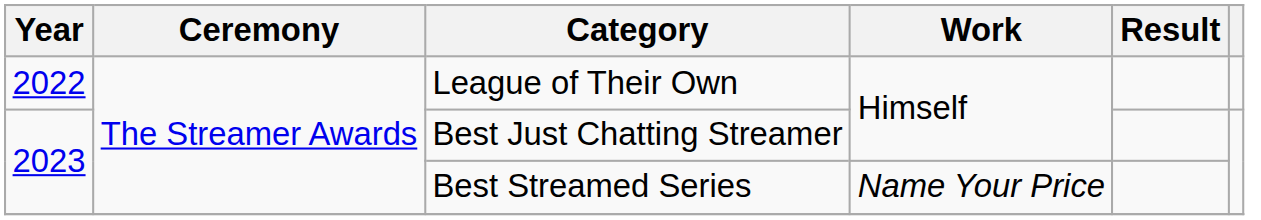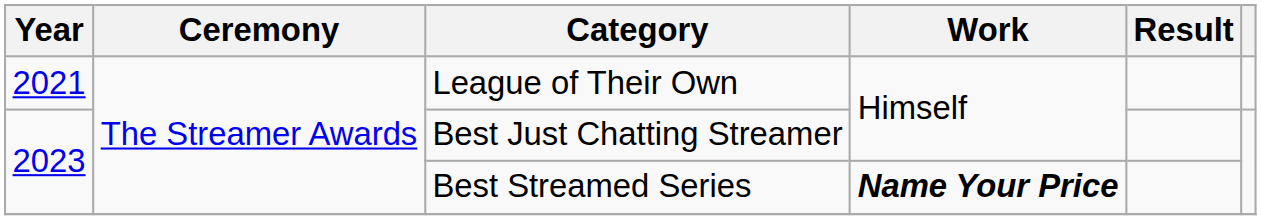(49, 82) 2022 -> (49, 82) 2021
(981, 186) normal -> (988, 186) bold
